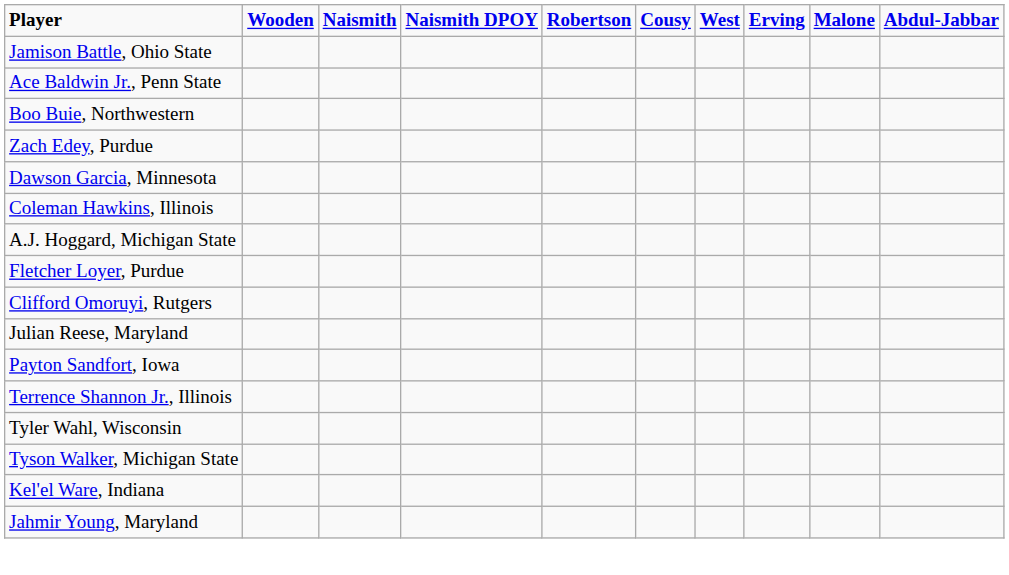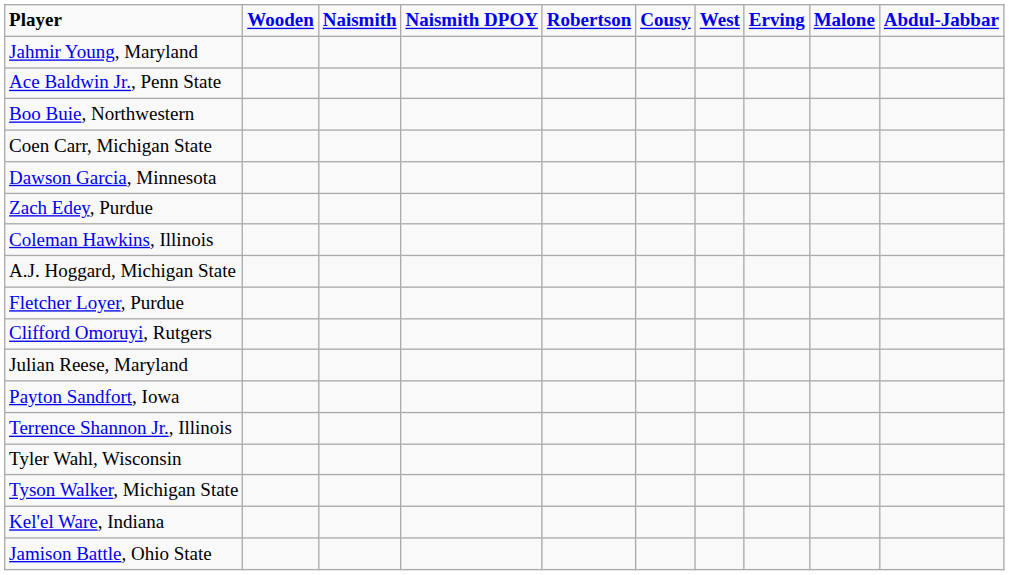rows swapped: (110, 51) <-> (104, 522)
+ row: (111, 145)
rows swapped: (81, 145) <-> (113, 177)
